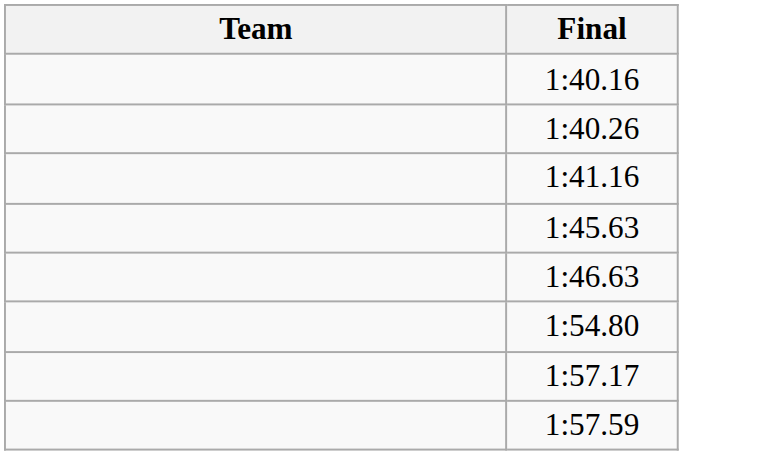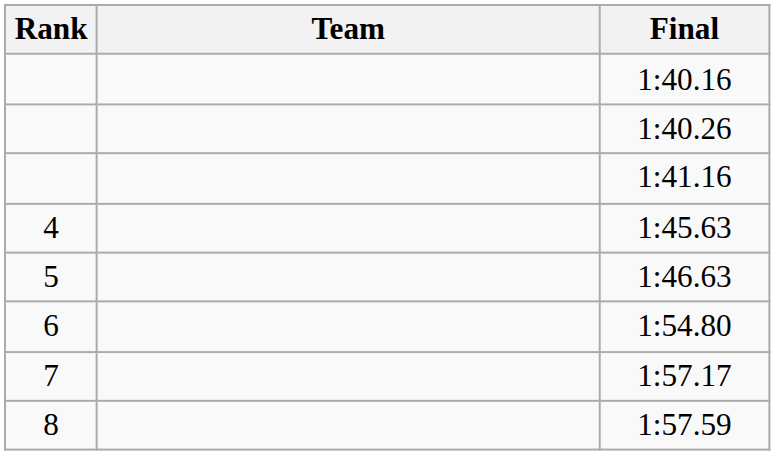+ column: (51, 29)
